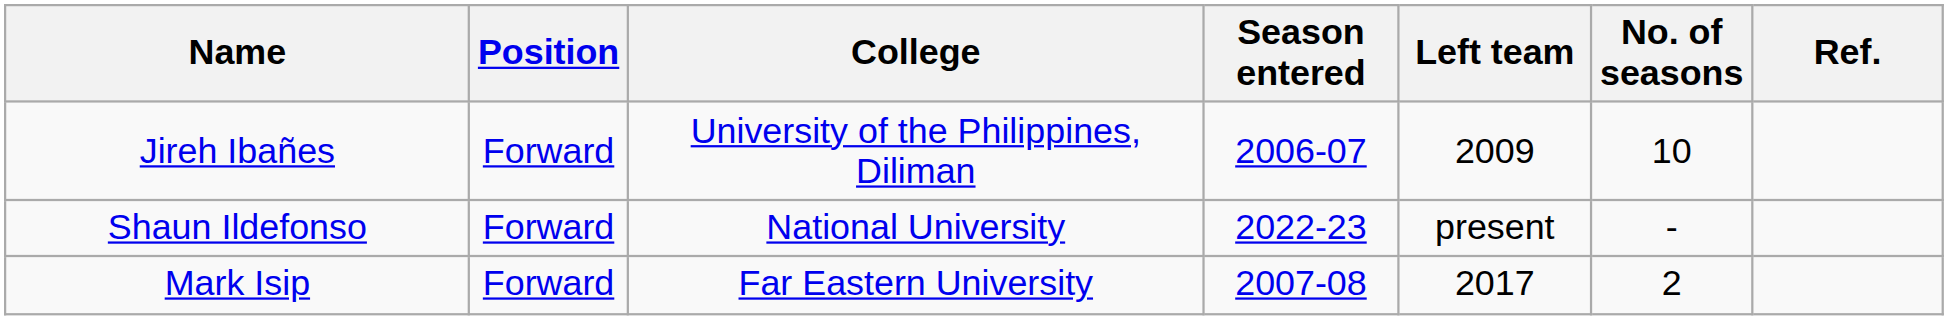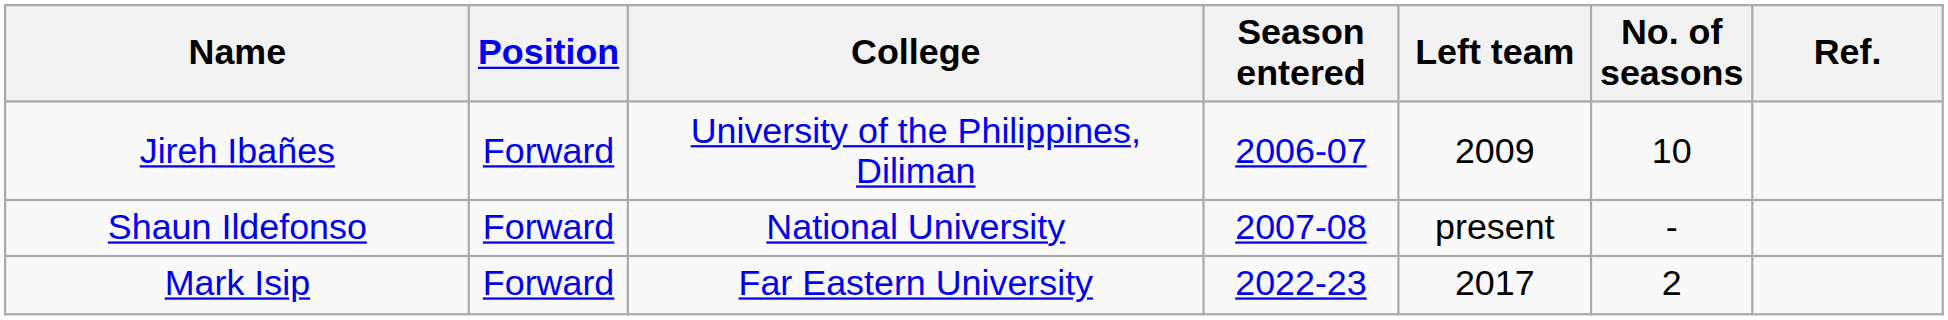(1301, 227) 2022-23 -> (1301, 227) 2007-08
(1301, 284) 2007-08 -> (1301, 284) 2022-23
